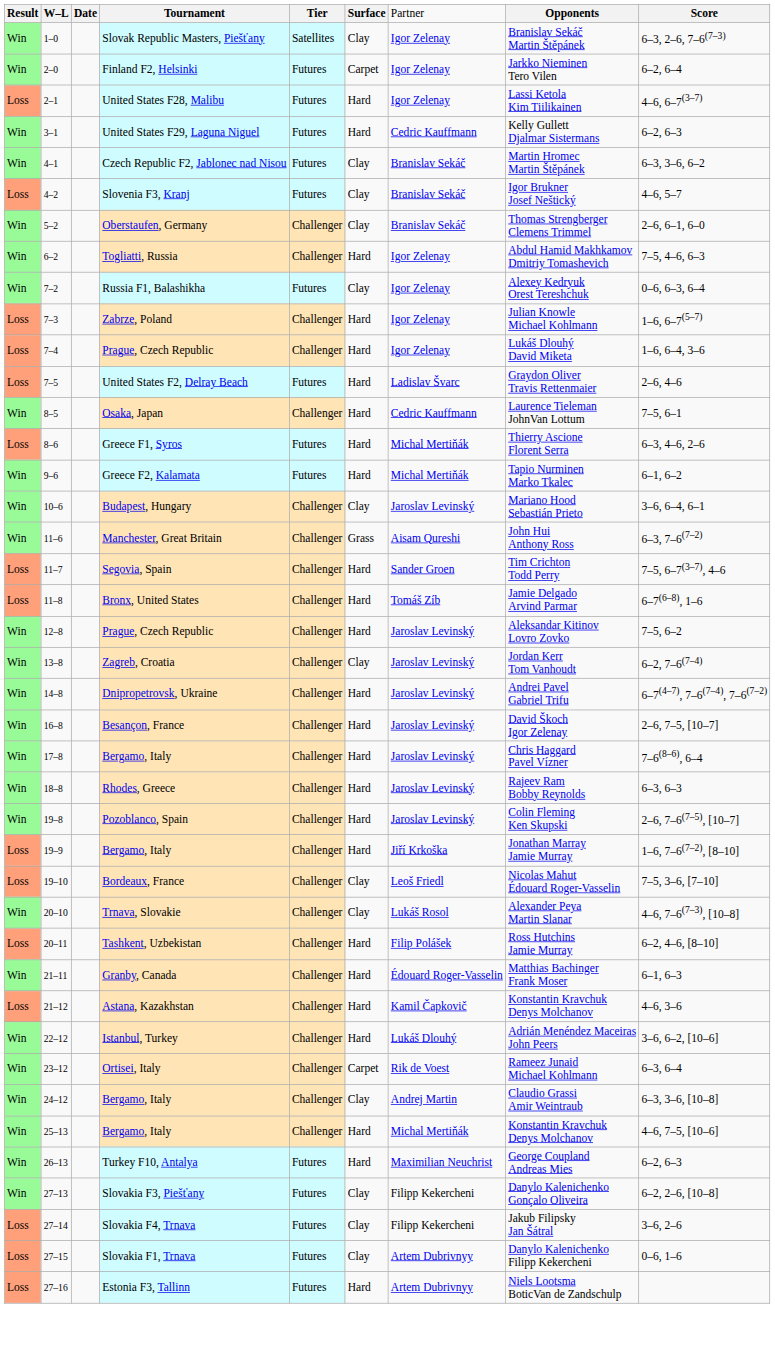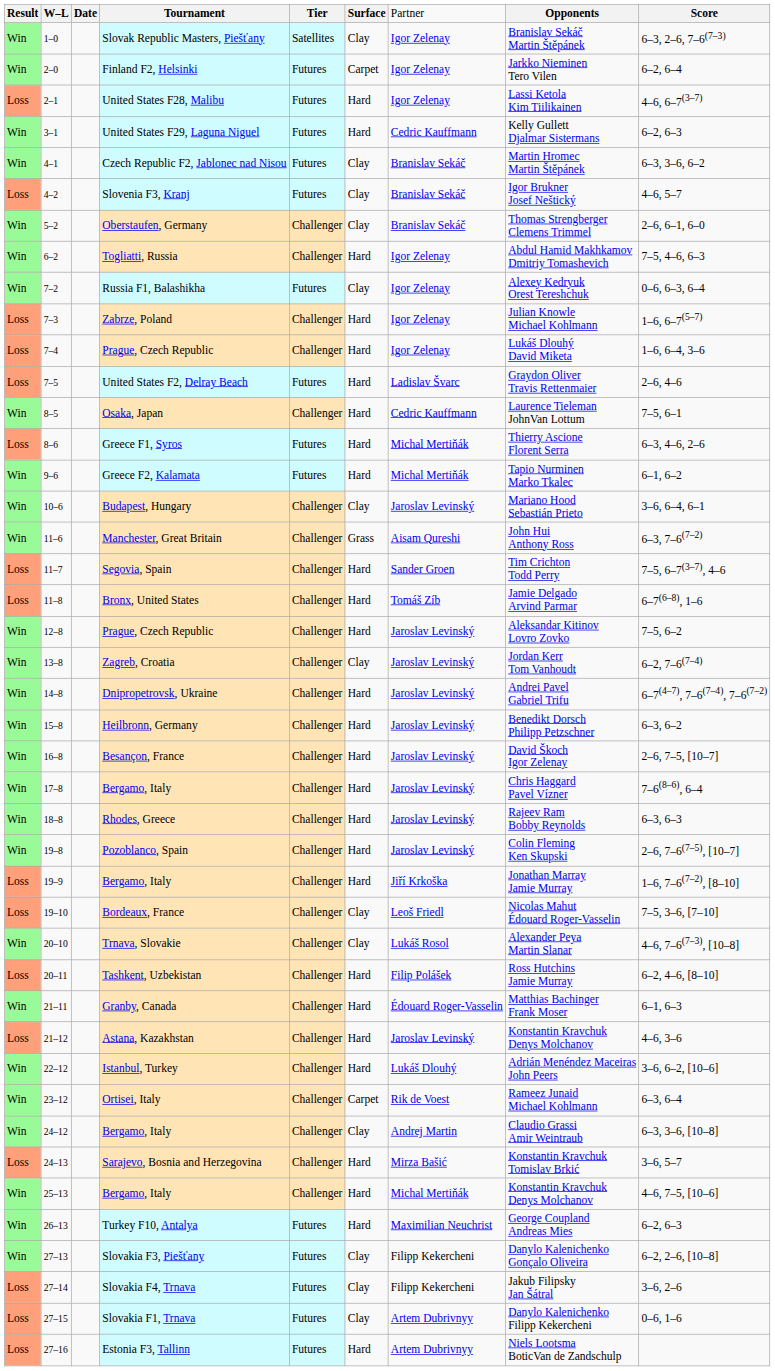+ row: (53, 726)
(429, 1006) Kamil Čapkovič -> (433, 1037) Jaroslav Levinský
+ row: (56, 1163)
